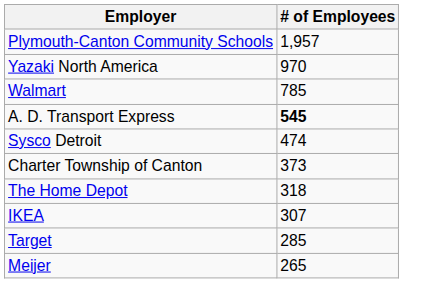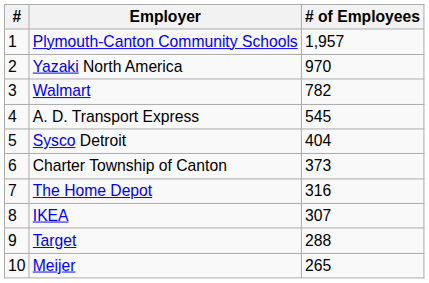+ column: (17, 16)
(293, 91) 785 -> (318, 91) 782
(293, 116) bold -> (318, 116) normal
(293, 141) 474 -> (318, 141) 404
(293, 191) 318 -> (318, 191) 316
(293, 240) 285 -> (318, 240) 288
